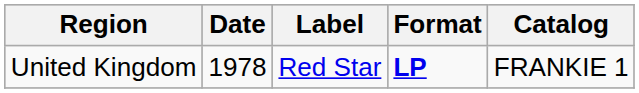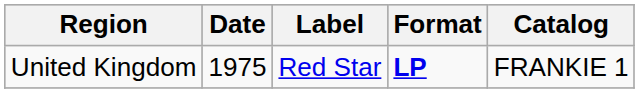(237, 66) 1978 -> (237, 66) 1975
